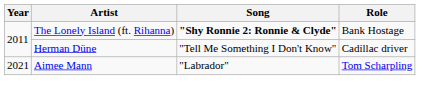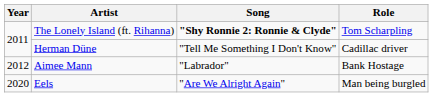(373, 30) Bank Hostage -> (377, 30) Tom Scharpling
(18, 65) 2021 -> (18, 65) 2012
(377, 65) Tom Scharpling -> (373, 65) Bank Hostage
+ row: (44, 83)
